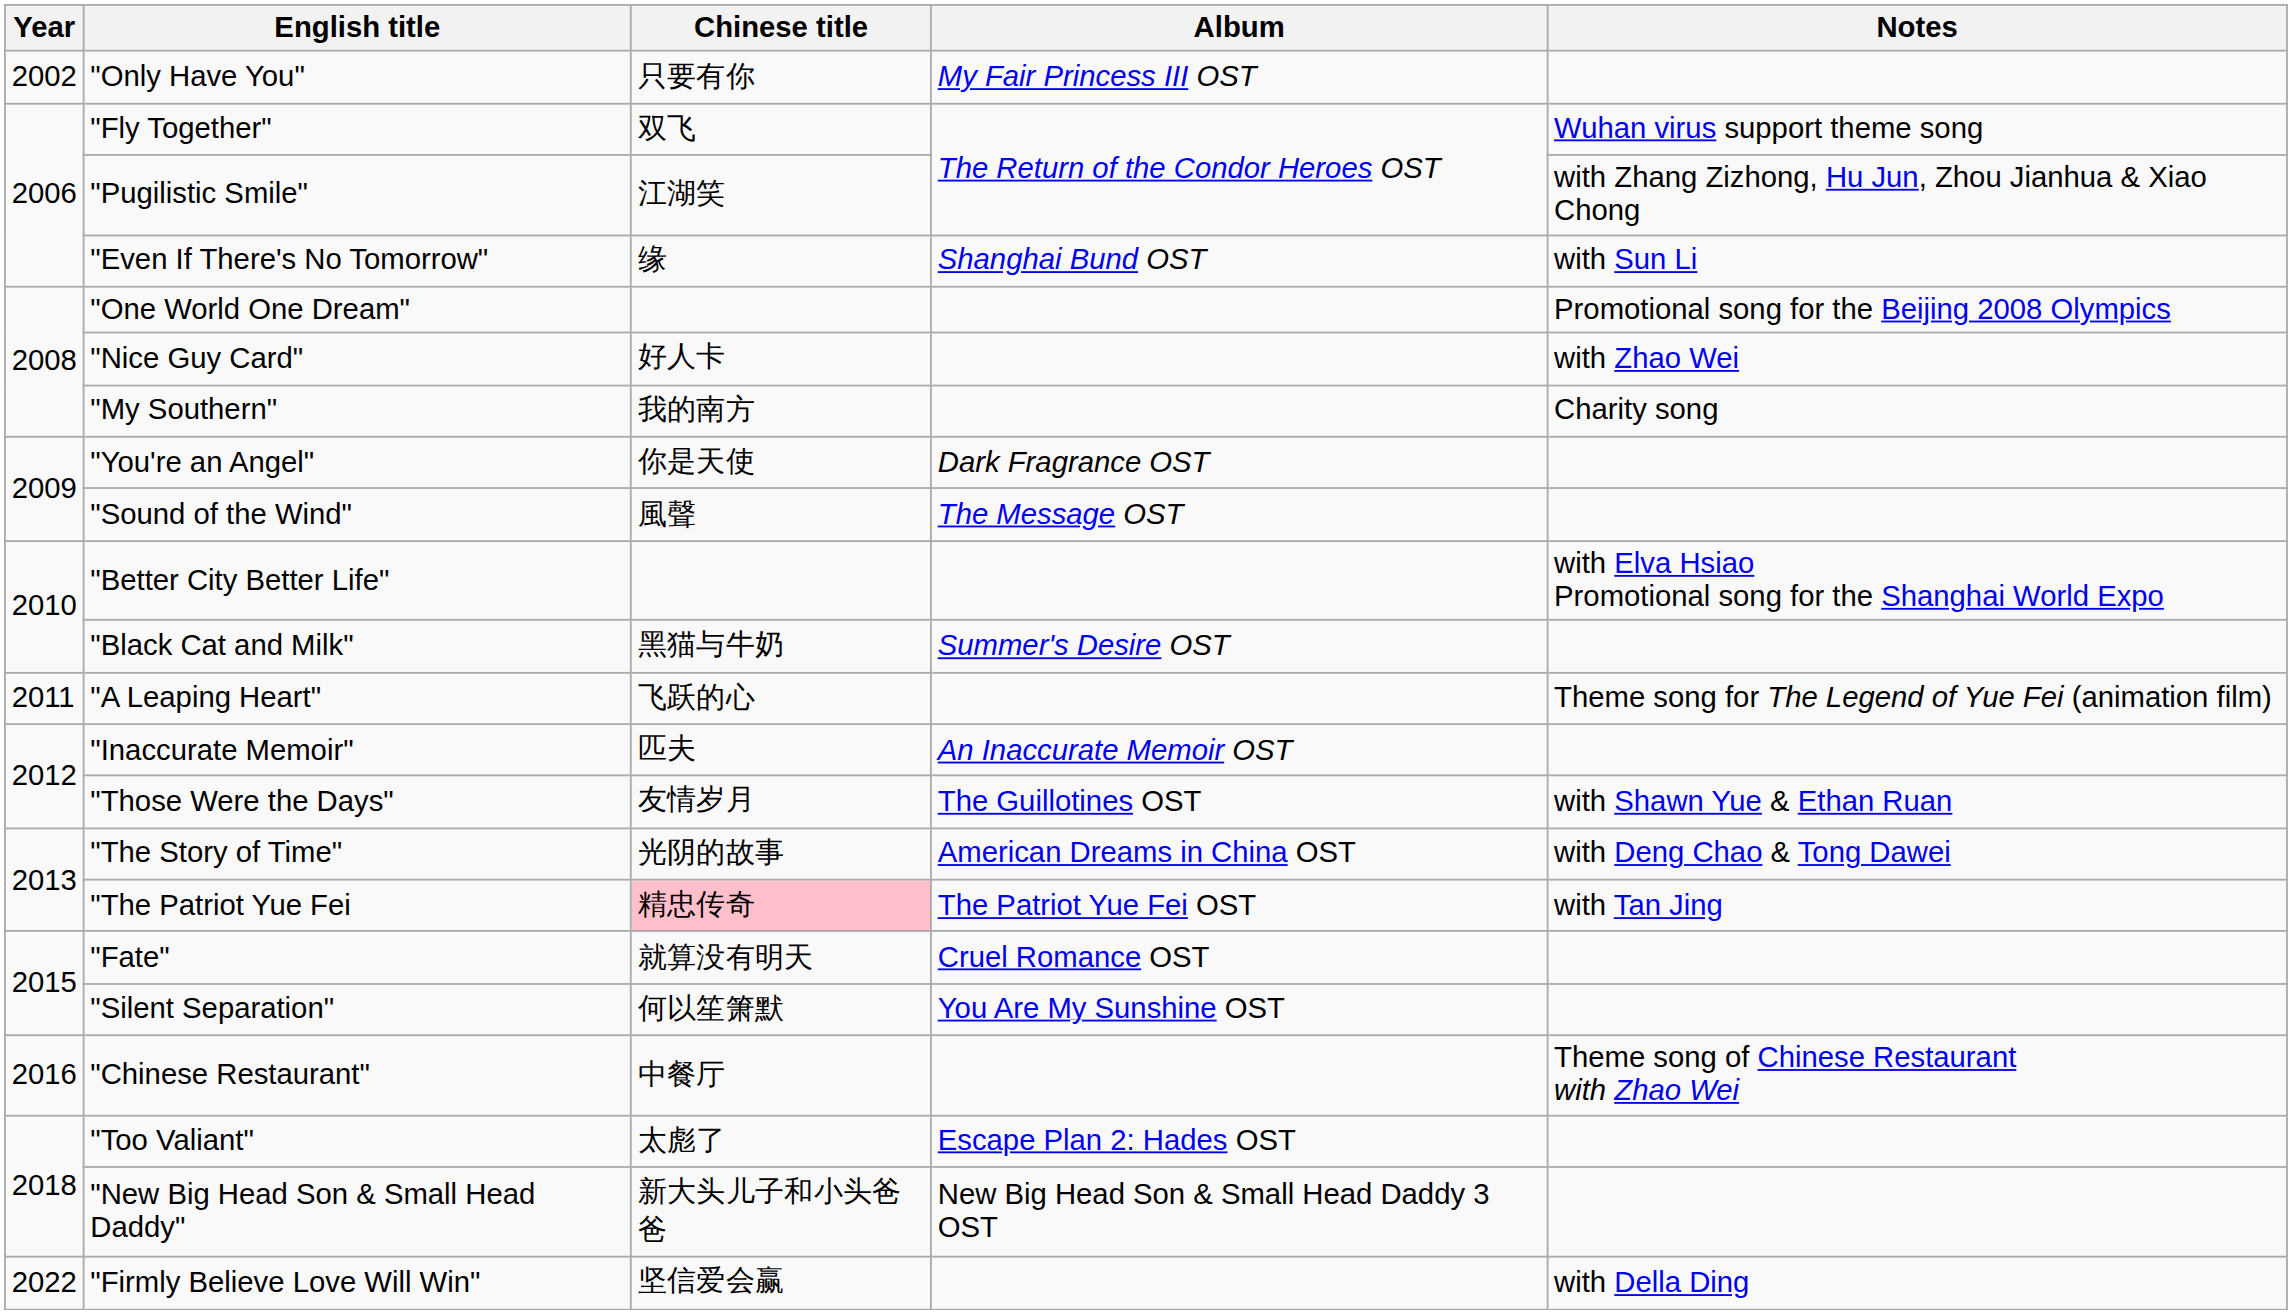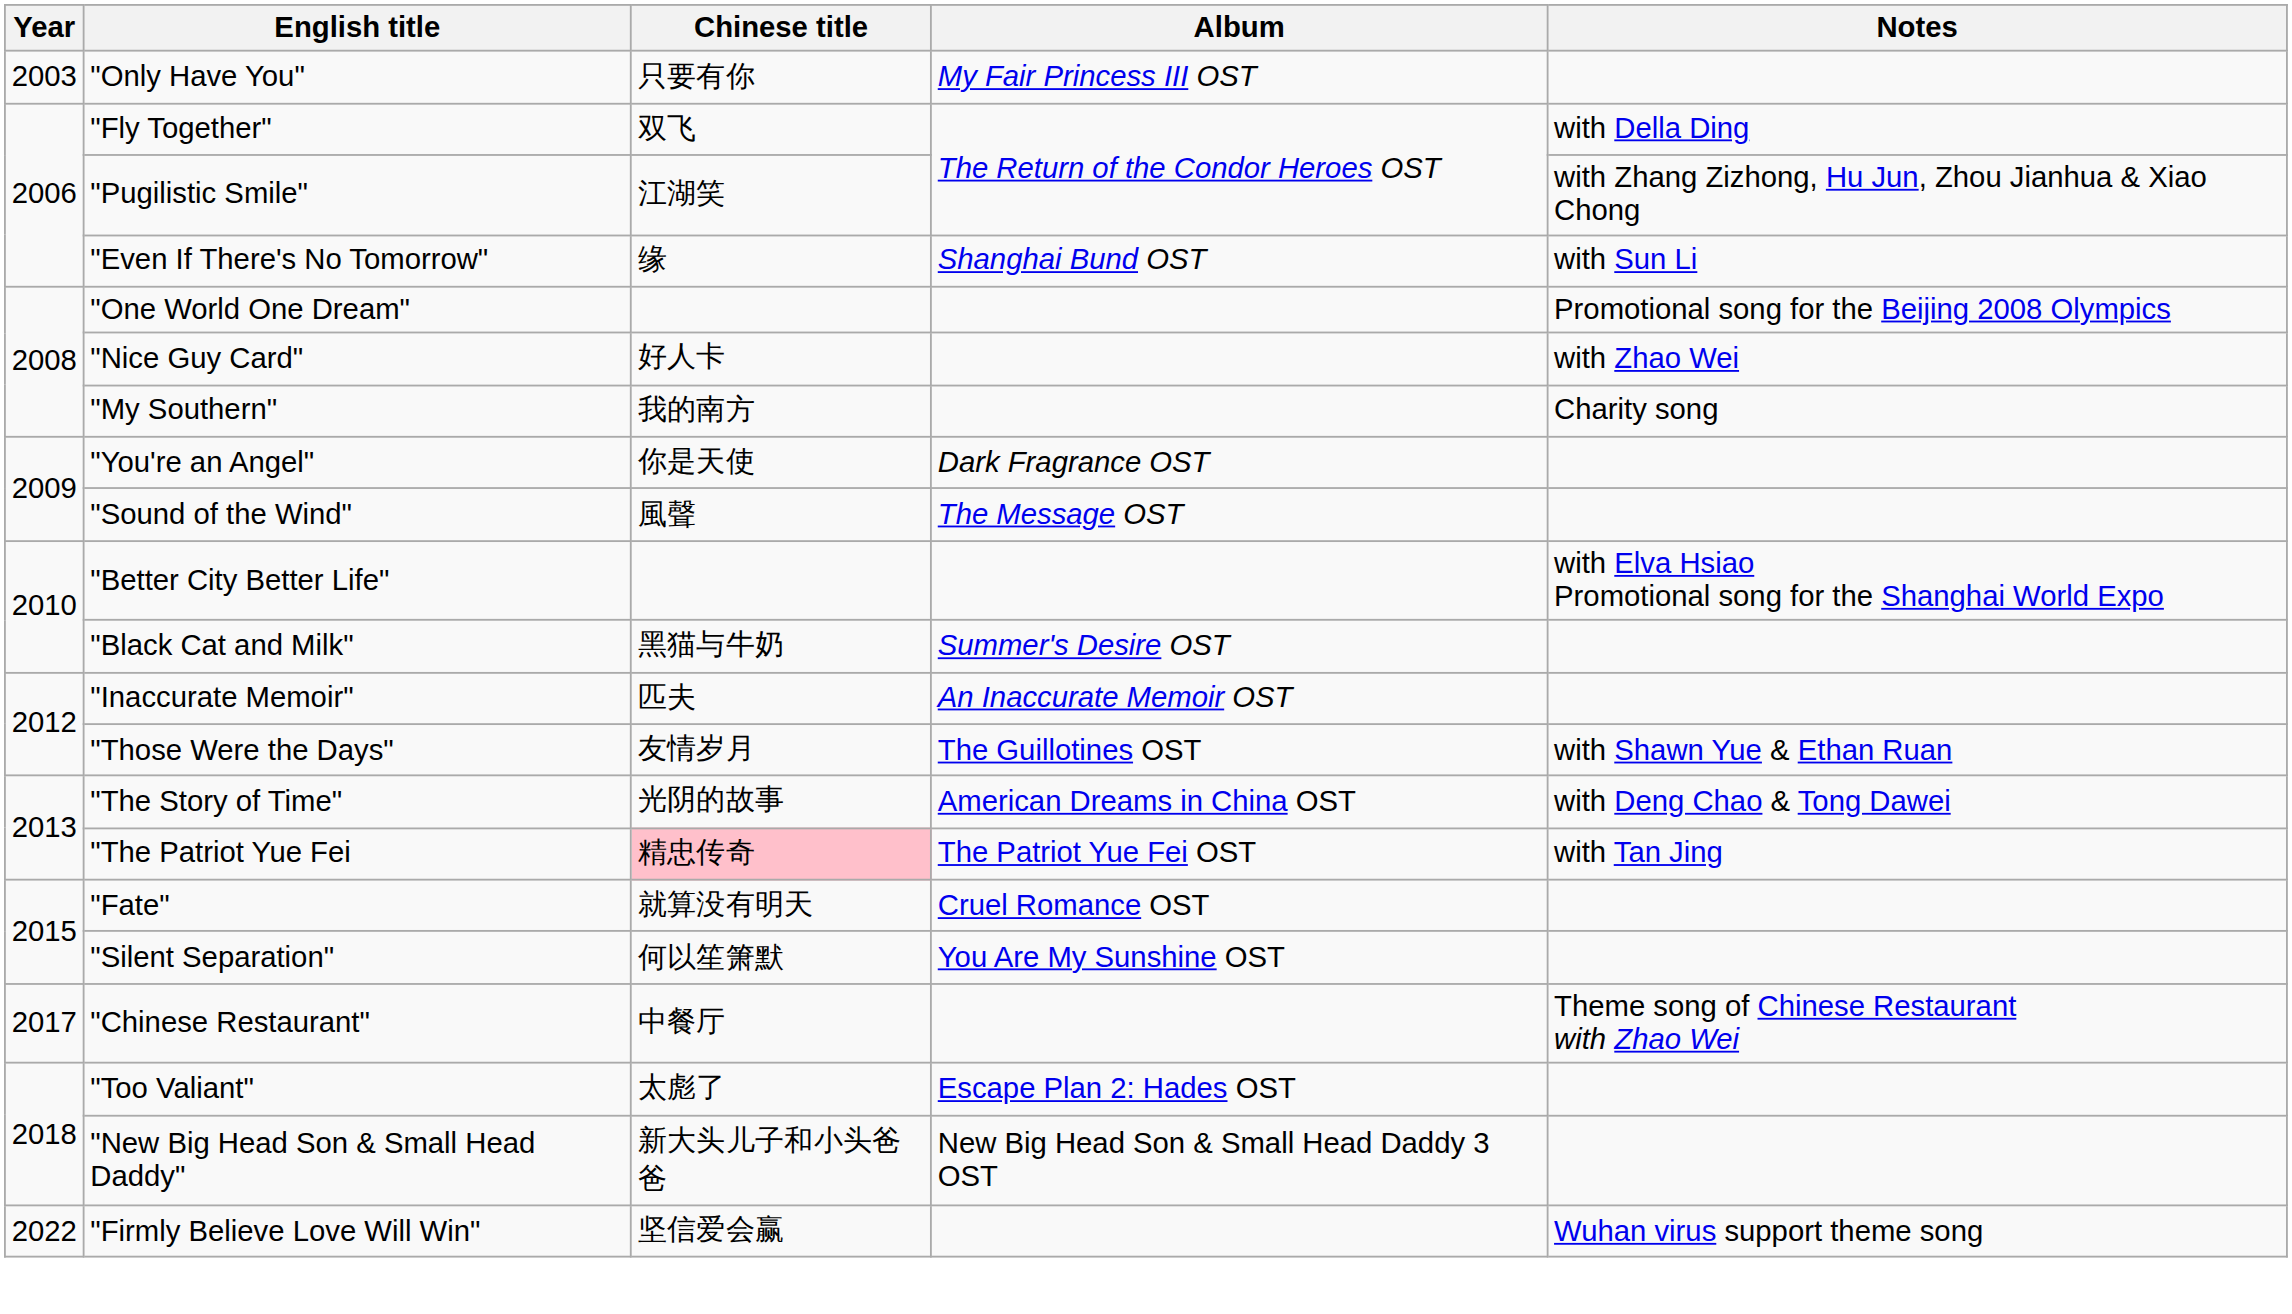(44, 76) 2002 -> (44, 76) 2003
(1769, 128) Wuhan virus support theme song -> (1652, 128) with Della Ding
- row: (206, 697)
(44, 1074) 2016 -> (44, 1022) 2017
(1652, 1282) with Della Ding -> (1769, 1230) Wuhan virus support theme song
